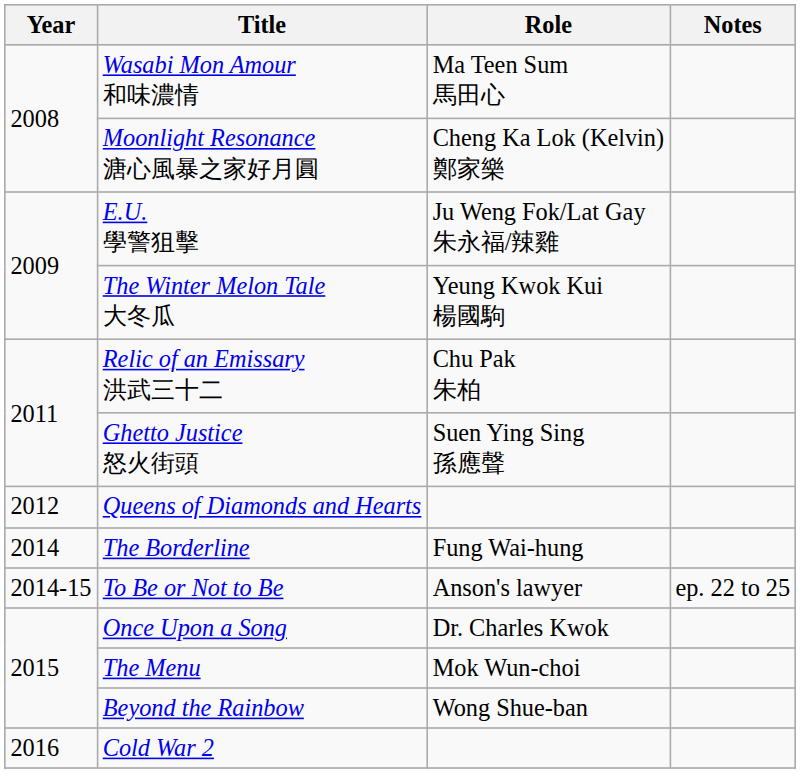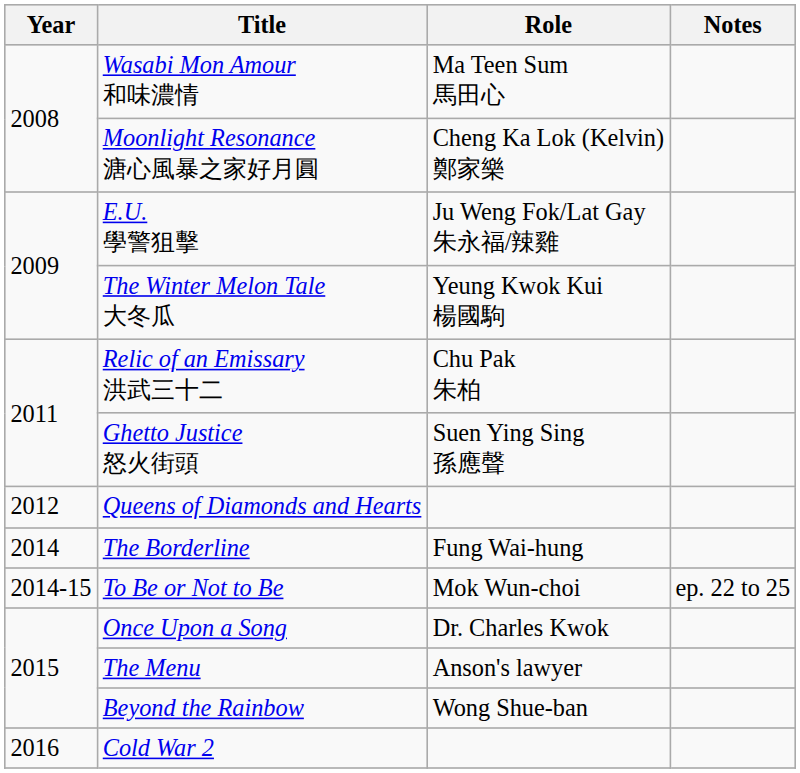(507, 587) Anson's lawyer -> (507, 587) Mok Wun-choi
(507, 667) Mok Wun-choi -> (507, 667) Anson's lawyer
